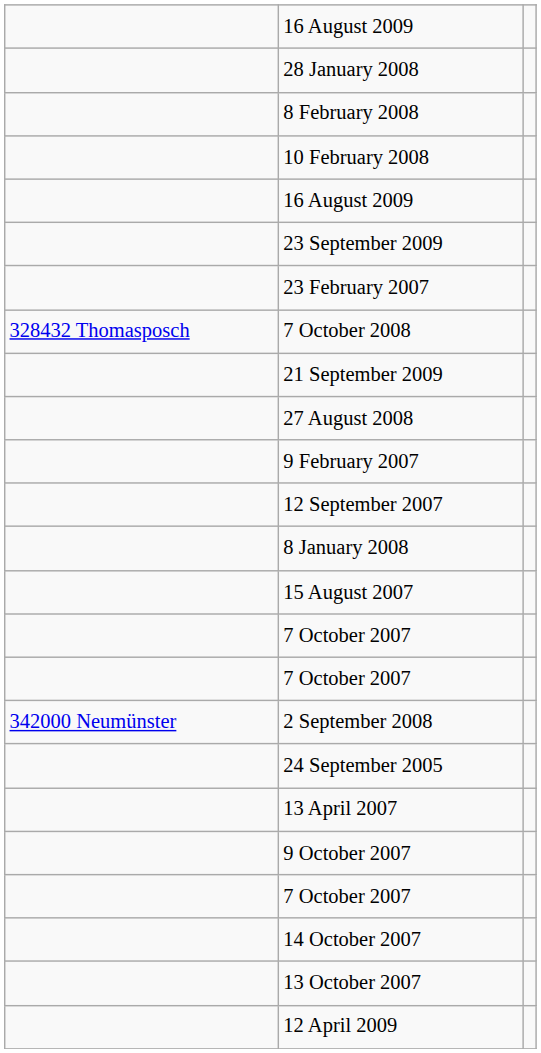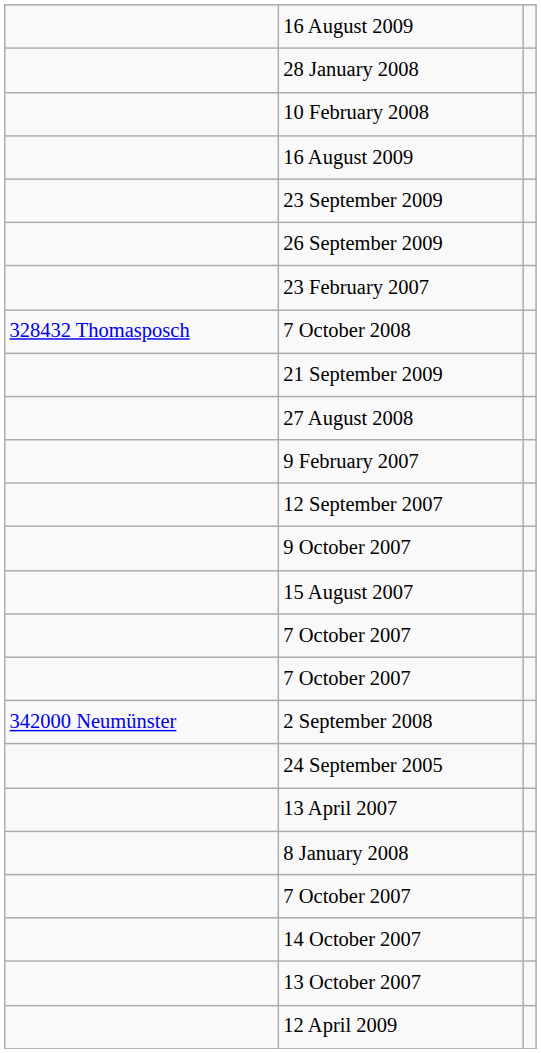- row: (142, 114)
+ row: (142, 244)
rows swapped: (142, 853) <-> (142, 549)
